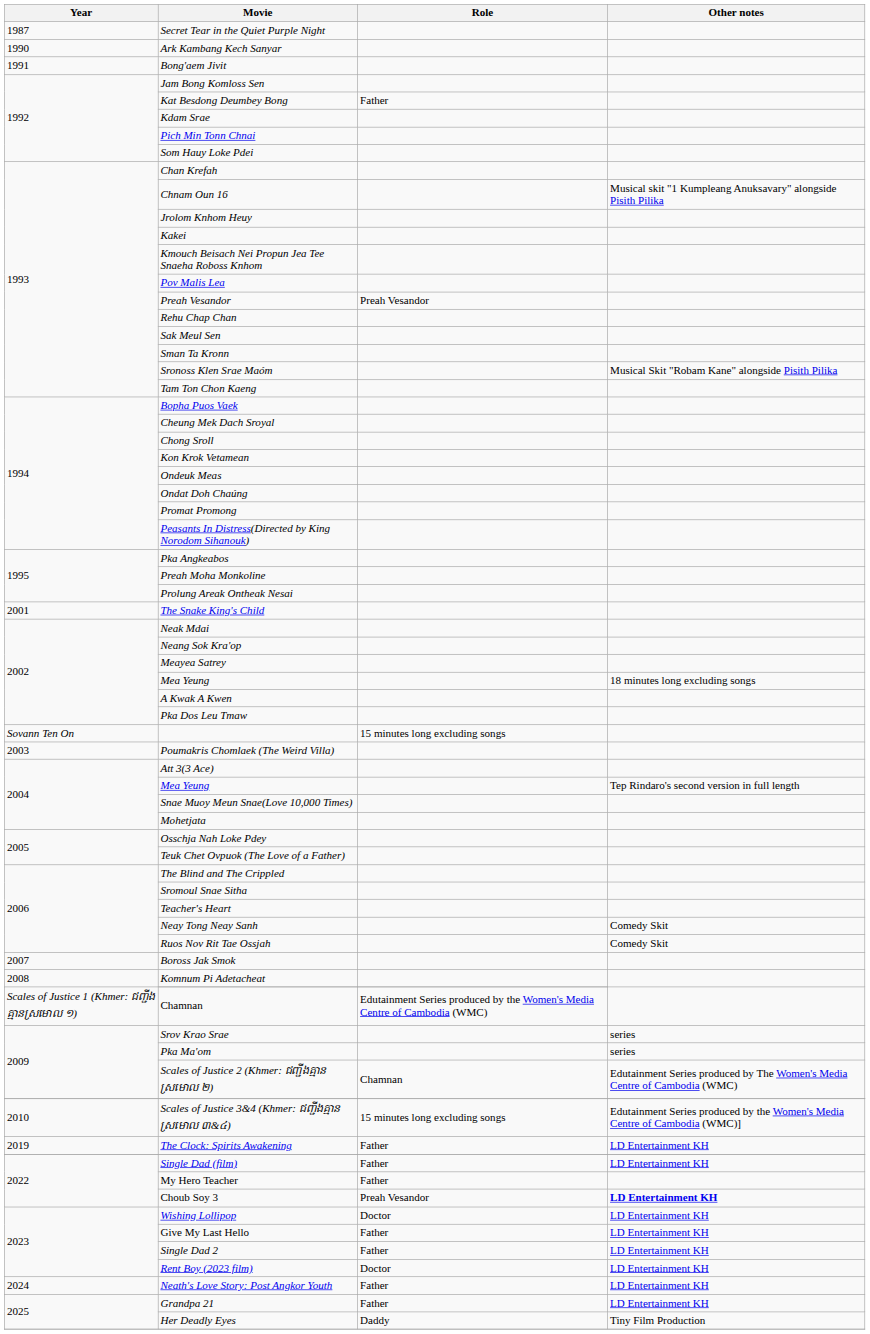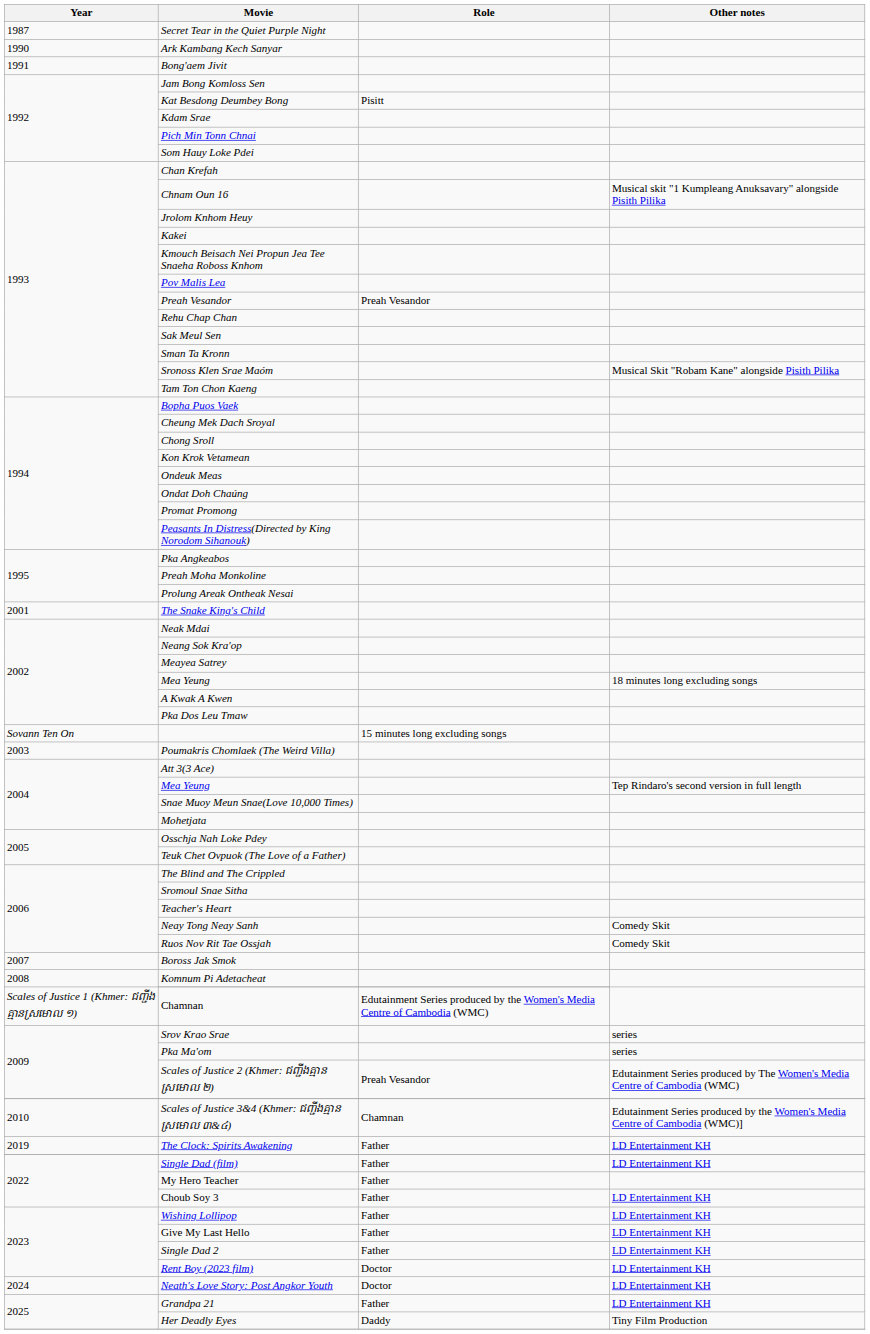(374, 100) Father -> (372, 100) Pisitt
(381, 1079) Chamnan -> (395, 1079) Preah Vesandor
(433, 1117) 15 minutes long excluding songs -> (382, 1117) Chamnan
(394, 1198) Preah Vesandor -> (375, 1198) Father
(664, 1198) bold -> (661, 1198) normal
(375, 1215) Doctor -> (375, 1215) Father
(374, 1285) Father -> (376, 1285) Doctor
